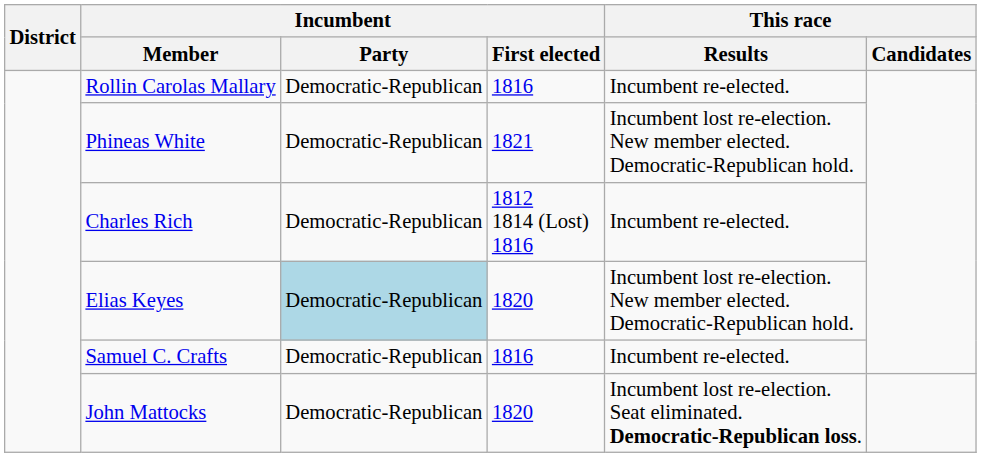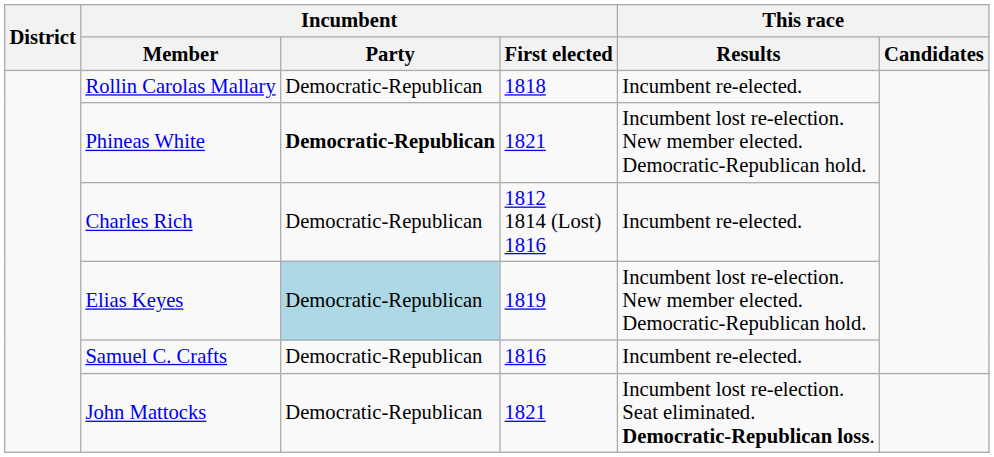(513, 86) 1816 -> (525, 86) 1818
(384, 142) normal -> (390, 142) bold
(513, 300) 1820 -> (525, 300) 1819
(513, 412) 1820 -> (525, 412) 1821
